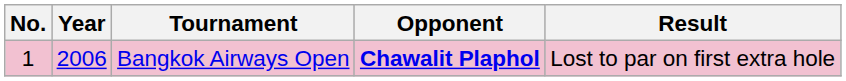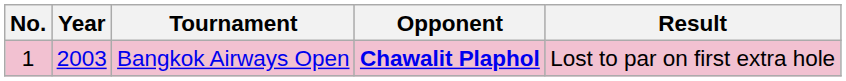(82, 58) 2006 -> (82, 58) 2003
